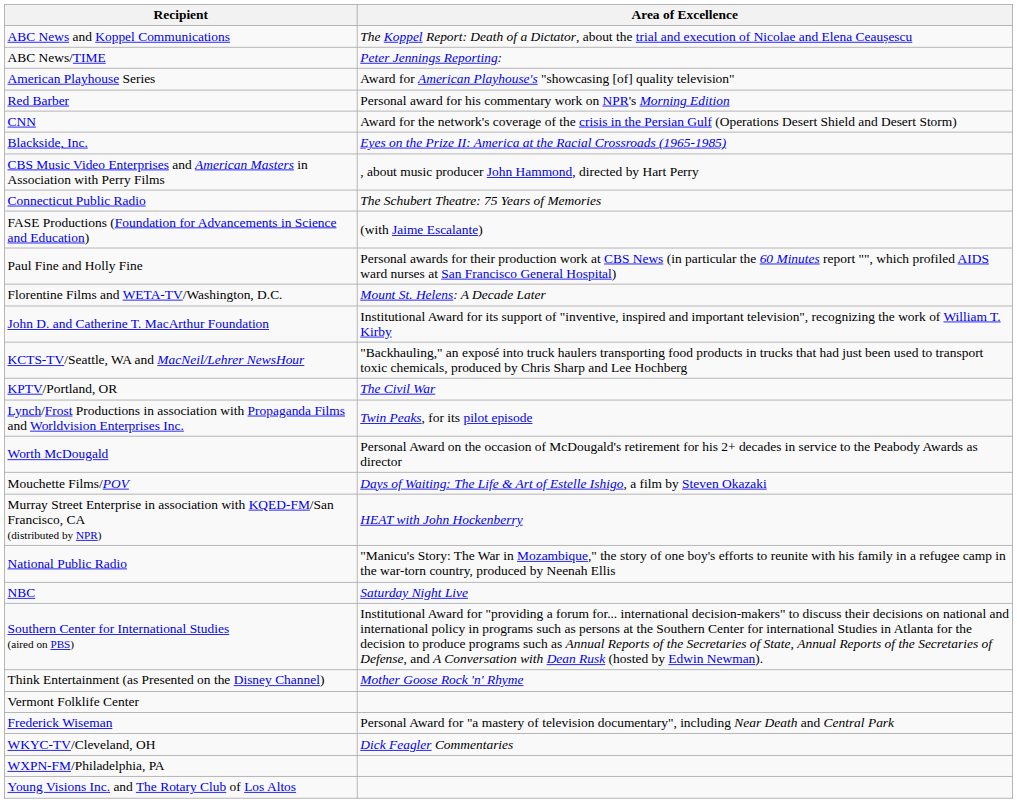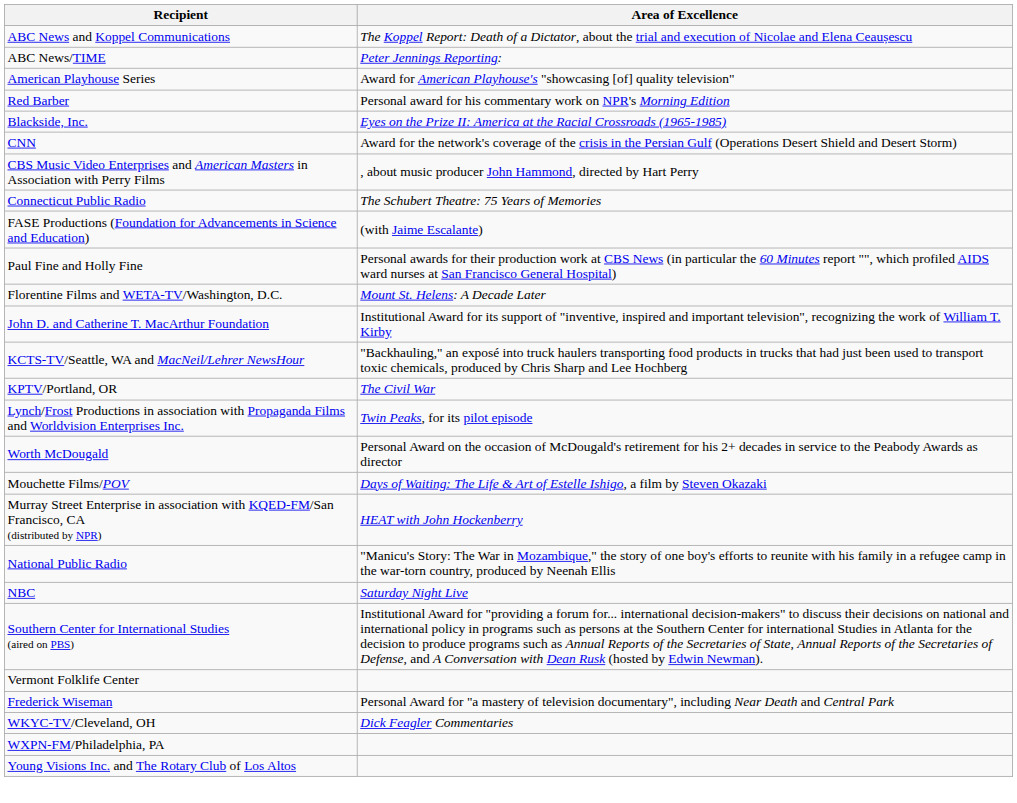rows swapped: (48, 143) <-> (22, 121)
- row: (166, 680)
